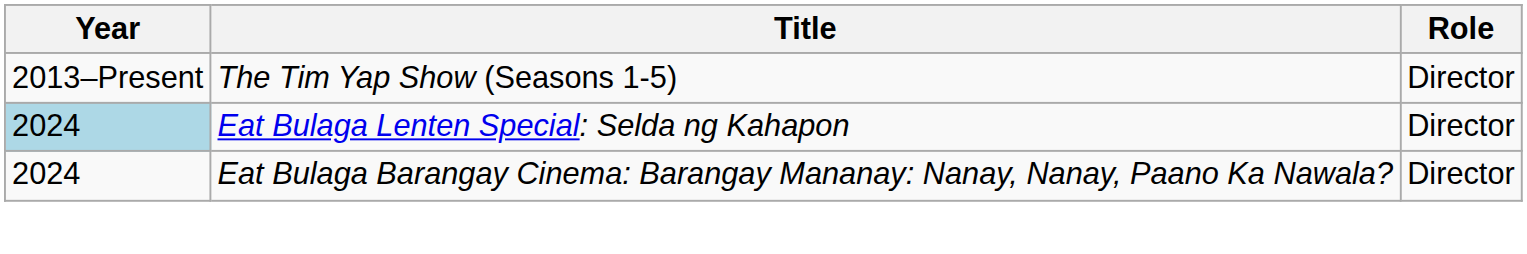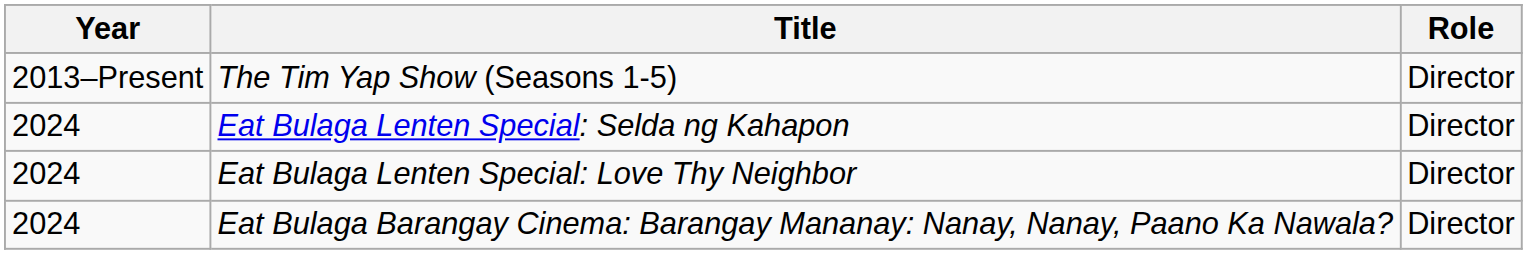(46, 126) lightblue background -> (46, 126) no background
+ row: (537, 175)
